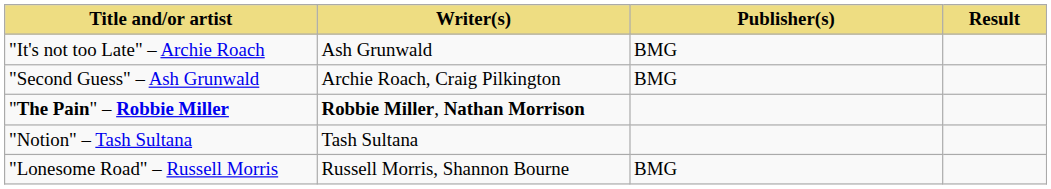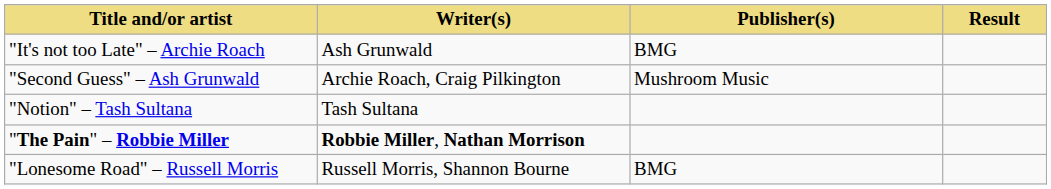(656, 79) BMG -> (701, 79) Mushroom Music
rows swapped: (119, 109) <-> (101, 139)
